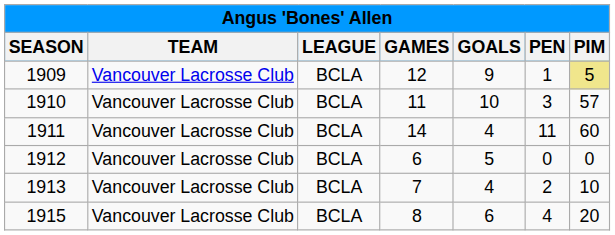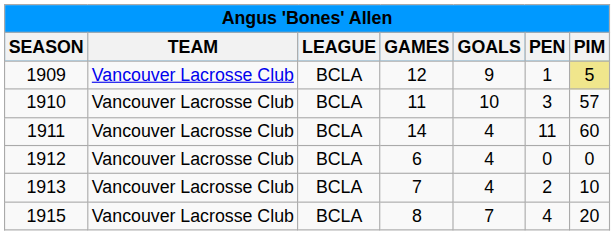(489, 159) 5 -> (489, 159) 4
(489, 215) 6 -> (489, 215) 7
